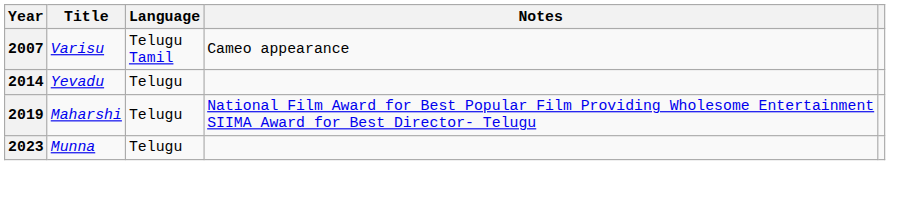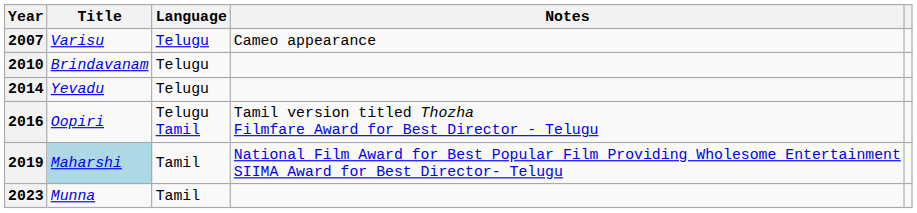(156, 49) Telugu Tamil -> (182, 41) Telugu
+ row: (26, 65)
+ row: (26, 122)
(86, 115) no background -> (86, 163) lightblue background
(156, 115) Telugu -> (178, 163) Tamil
(156, 147) Telugu -> (178, 196) Tamil
